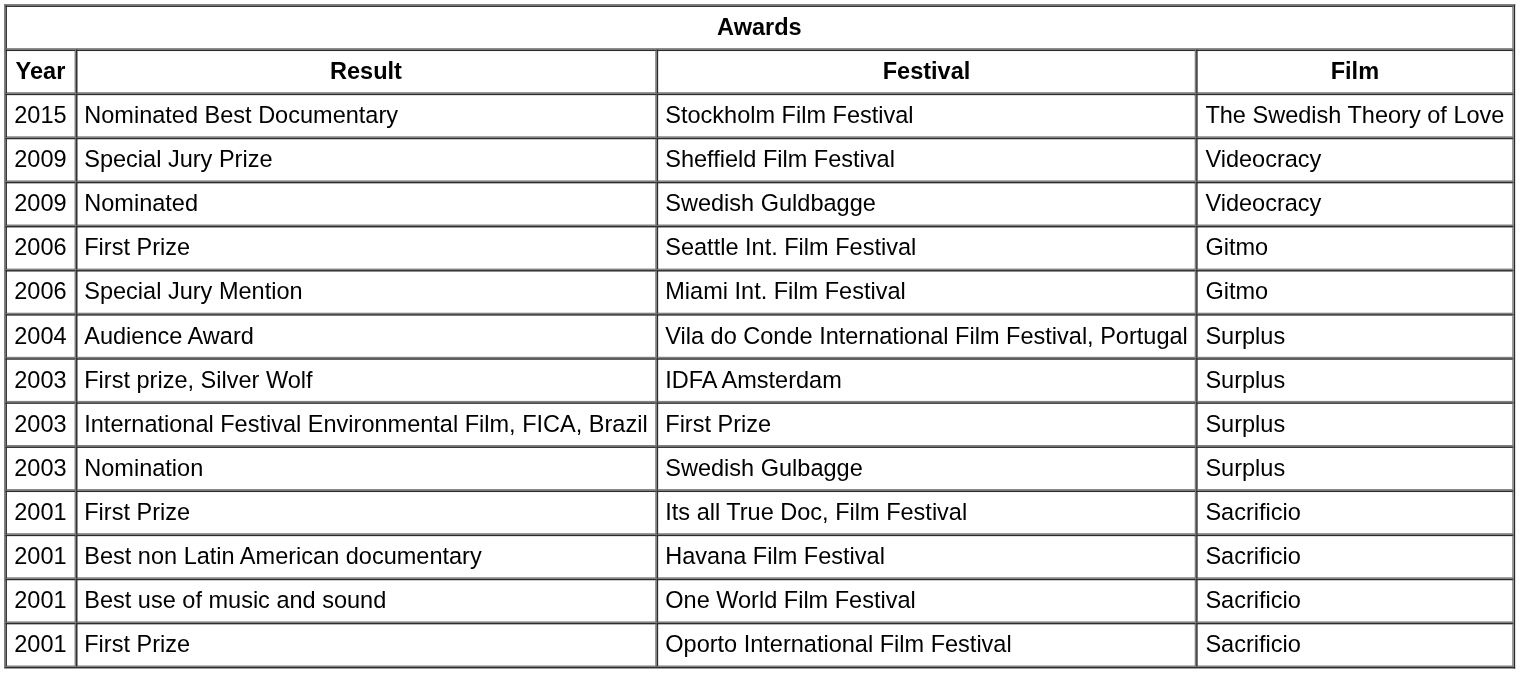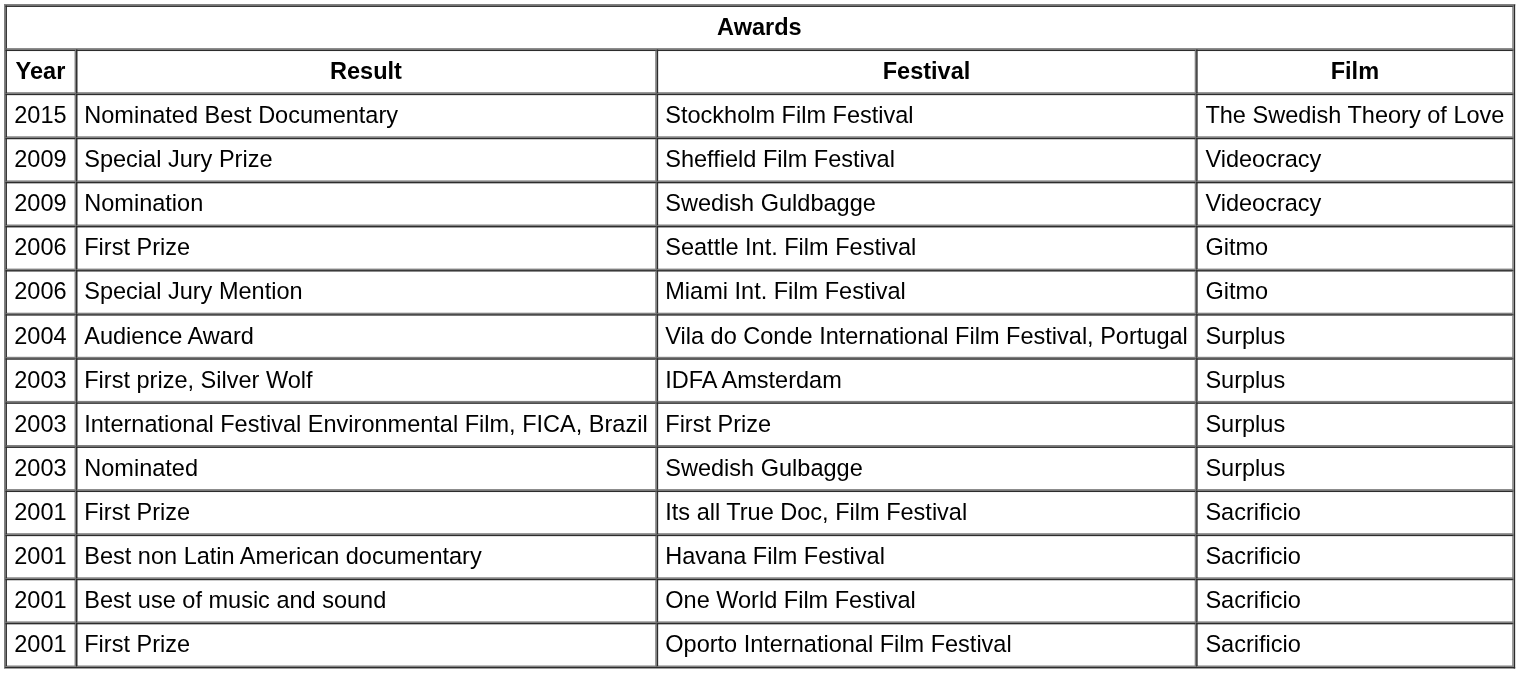(141, 203) Nominated -> (144, 203) Nomination
(144, 468) Nomination -> (141, 468) Nominated
